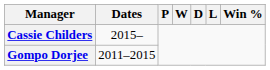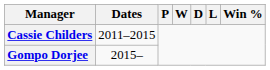(127, 34) 2015– -> (127, 34) 2011–2015
(127, 55) 2011–2015 -> (127, 55) 2015–
